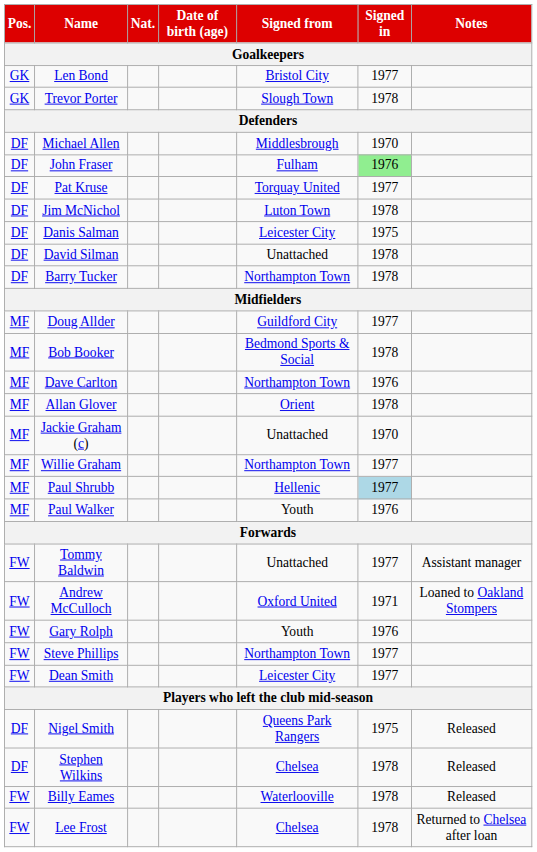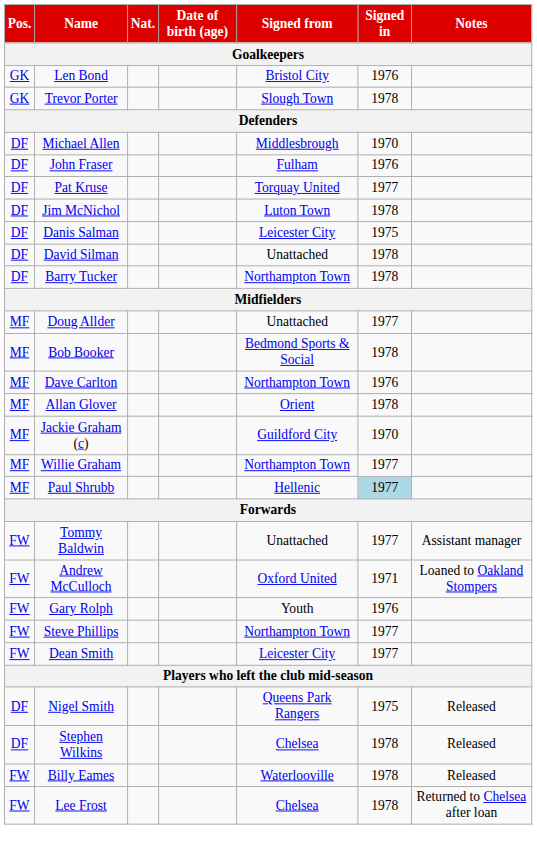(385, 76) 1977 -> (385, 76) 1976
(385, 165) lightgreen background -> (385, 165) no background
(297, 322) Guildford City -> (297, 322) Unattached
(297, 435) Unattached -> (297, 435) Guildford City
- row: (81, 510)
